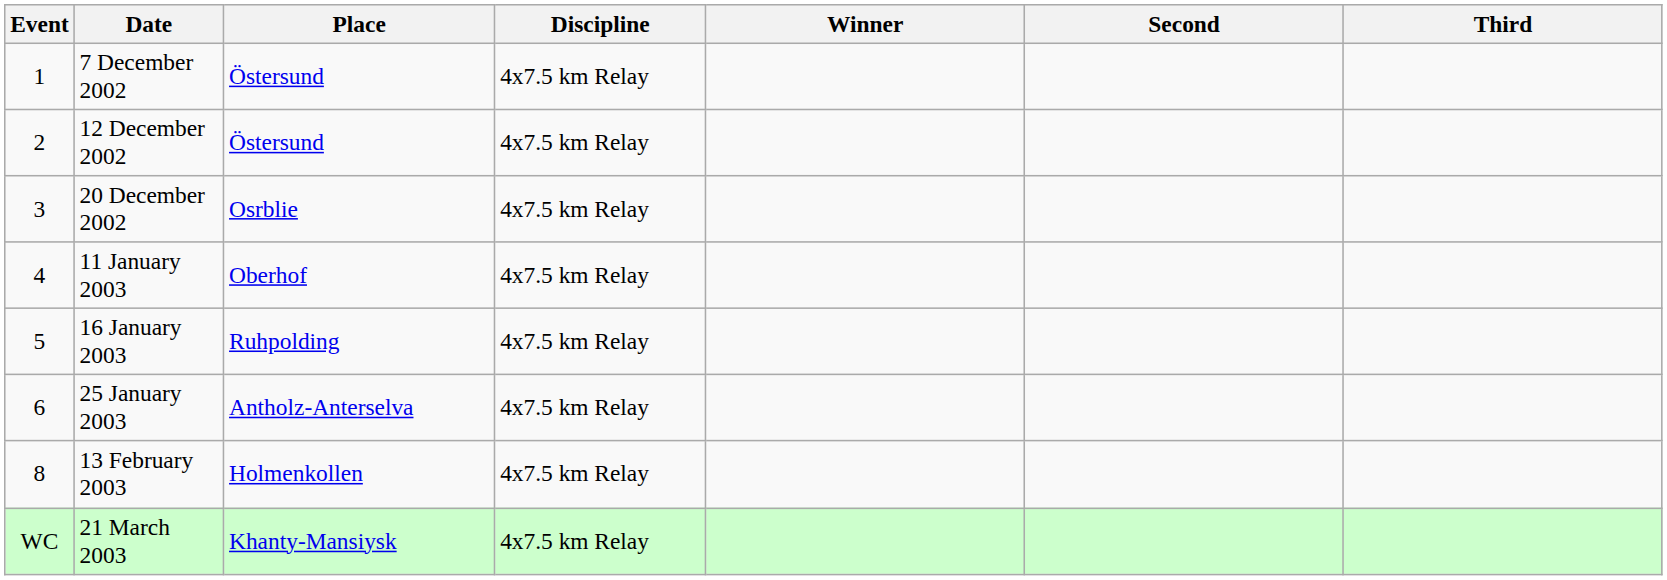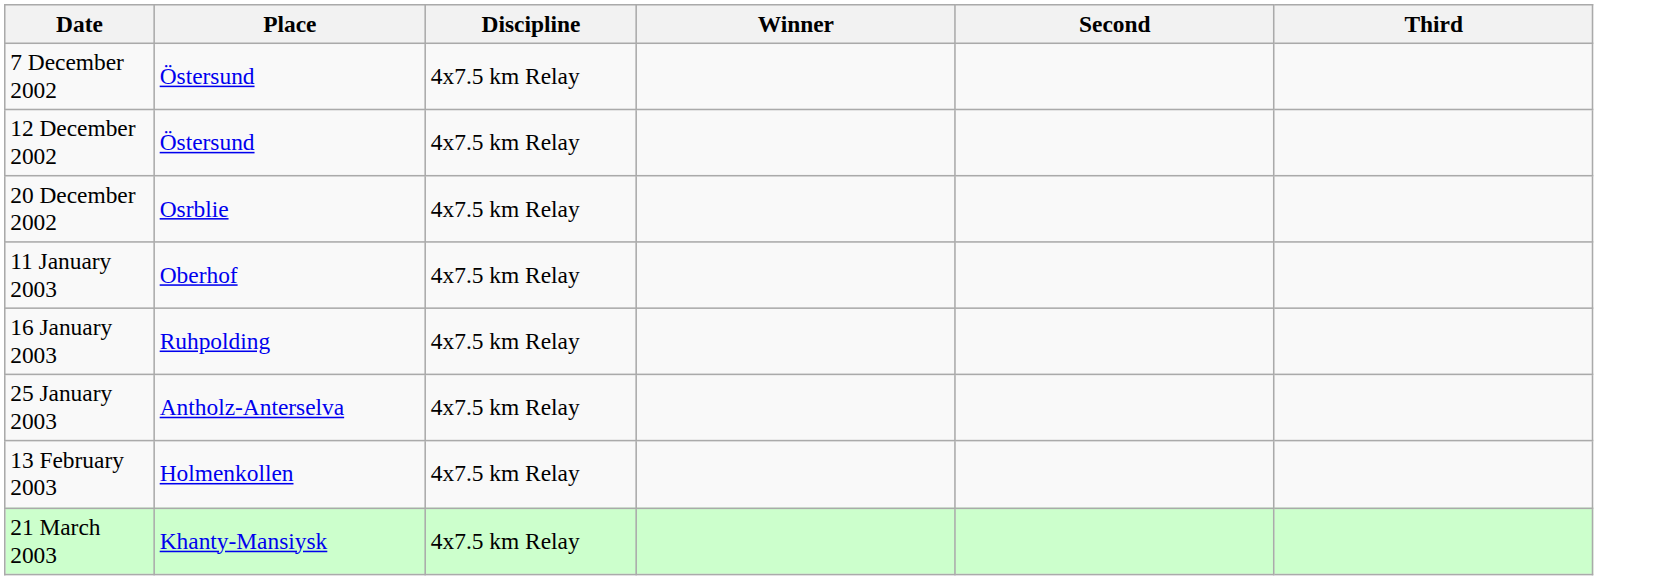- column: (39, 23)
